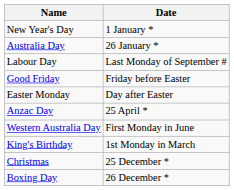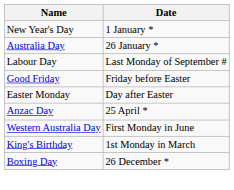- row: (28, 161)
